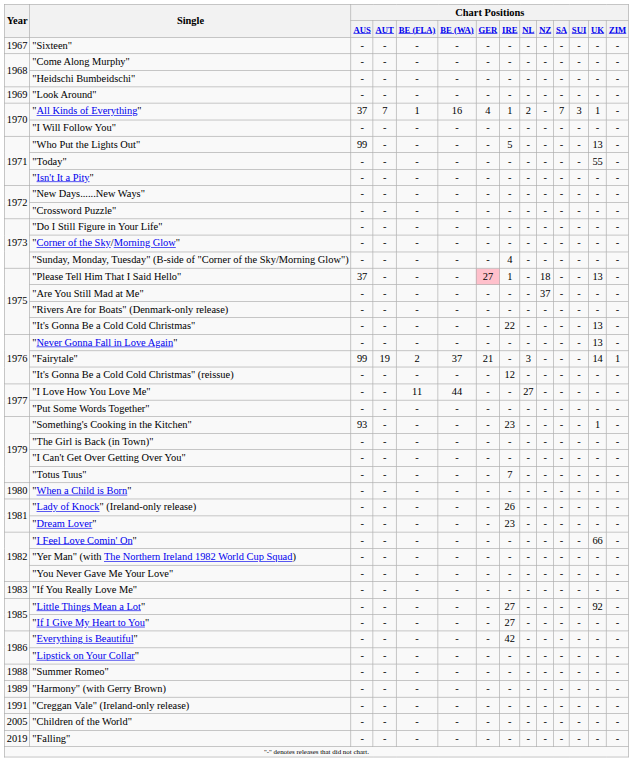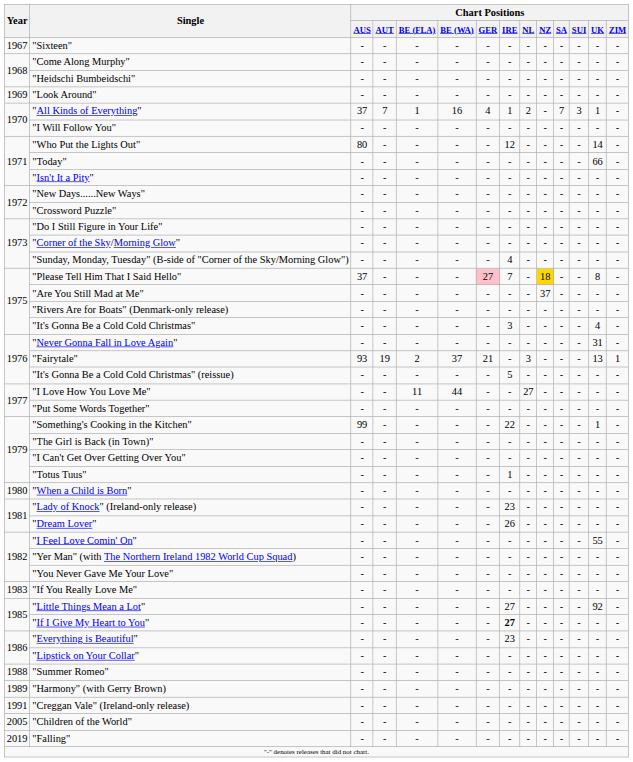(362, 144) 99 -> (362, 144) 80
(510, 144) 5 -> (510, 144) 12
(598, 144) 13 -> (598, 144) 14
(598, 161) 55 -> (598, 161) 66
(510, 276) 1 -> (510, 276) 7
(545, 276) no background -> (545, 276) gold background
(598, 276) 13 -> (598, 276) 8
(510, 326) 22 -> (510, 326) 3
(598, 326) 13 -> (598, 326) 4
(598, 342) 13 -> (598, 342) 31
(362, 359) 99 -> (362, 359) 93
(598, 359) 14 -> (598, 359) 13
(510, 375) 12 -> (510, 375) 5
(362, 425) 93 -> (362, 425) 99
(510, 425) 23 -> (510, 425) 22
(510, 474) 7 -> (510, 474) 1
(510, 507) 26 -> (510, 507) 23
(510, 524) 23 -> (510, 524) 26
(598, 540) 66 -> (598, 540) 55
(510, 623) normal -> (510, 623) bold
(510, 639) 42 -> (510, 639) 23
